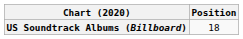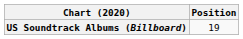(214, 27) 18 -> (214, 27) 19
